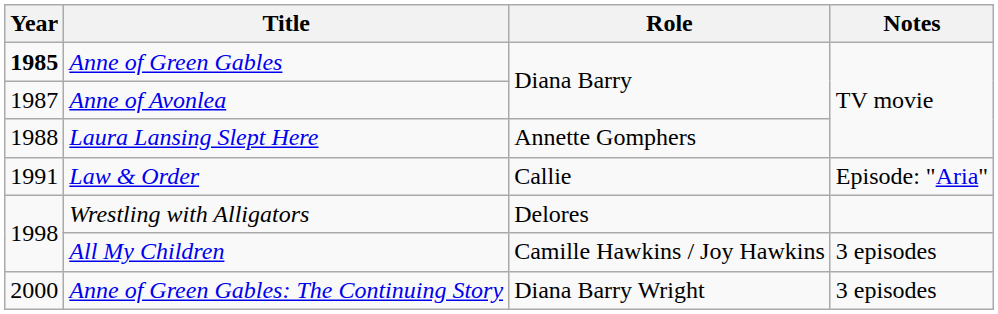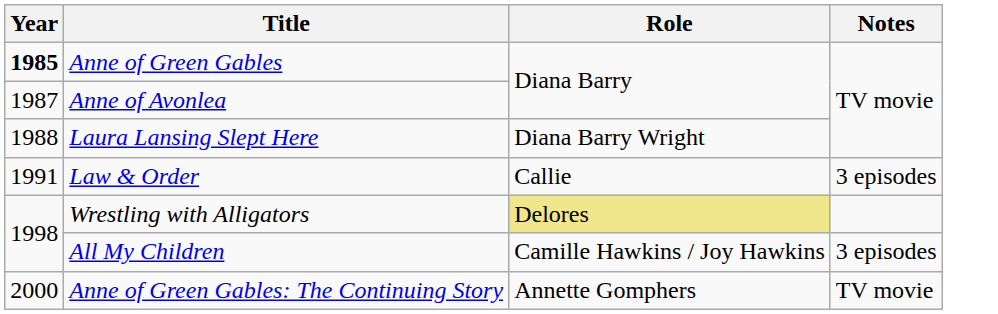(605, 137) Annette Gomphers -> (609, 137) Diana Barry Wright
(912, 175) Episode: "Aria" -> (886, 175) 3 episodes
(551, 213) no background -> (551, 213) khaki background
(609, 289) Diana Barry Wright -> (605, 289) Annette Gomphers
(886, 289) 3 episodes -> (885, 289) TV movie
